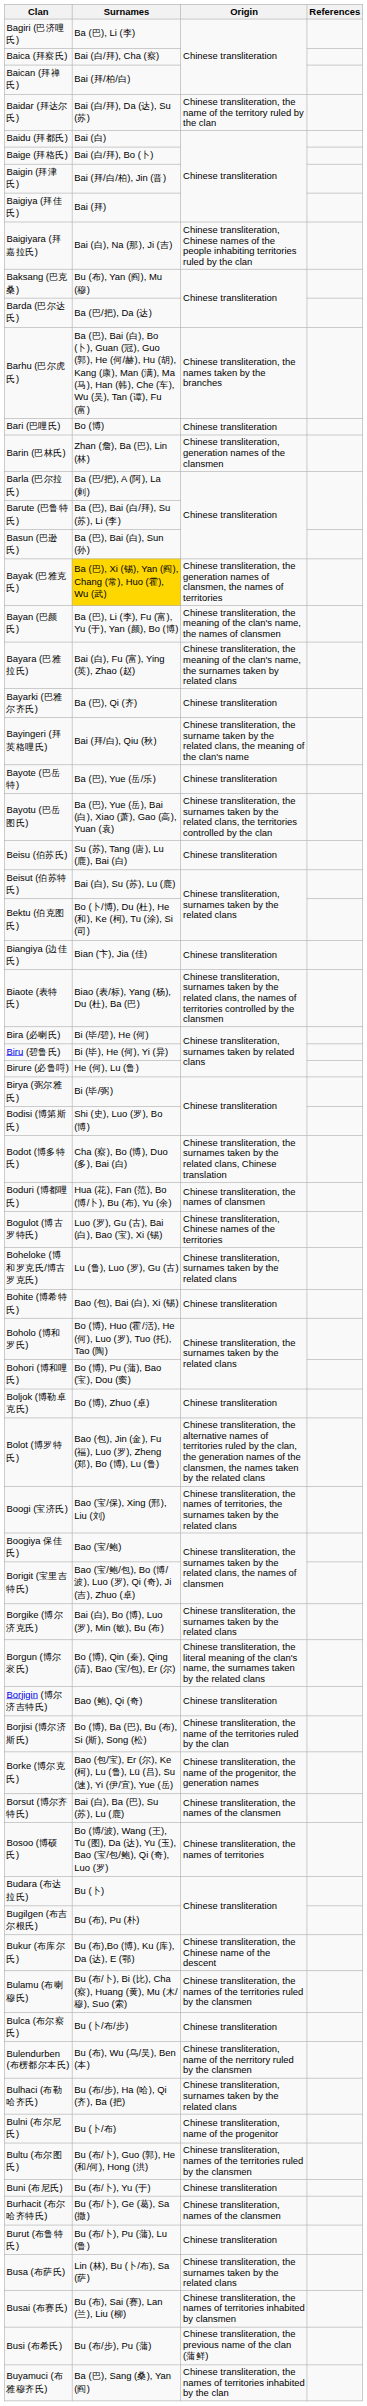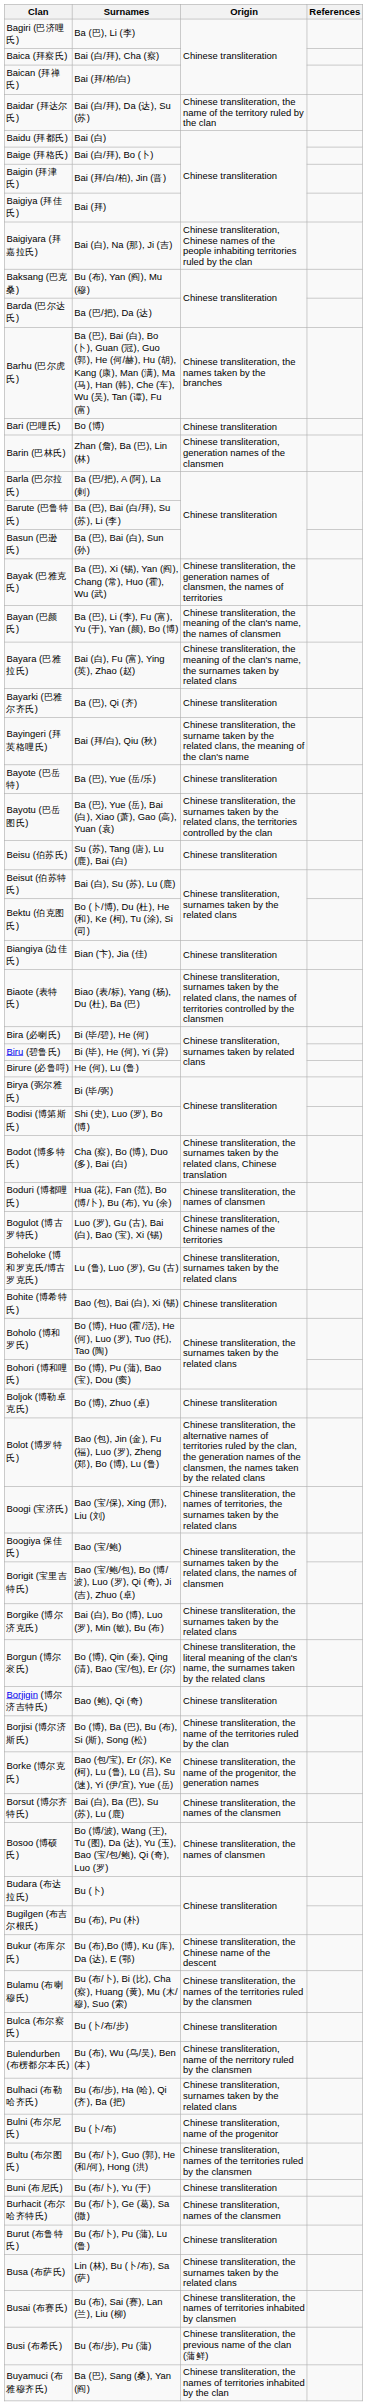(126, 582) gold background -> (126, 582) no background
(239, 1849) Chinese transliteration, the names of territories -> (239, 1849) Chinese transliteration, the names of clansmen
